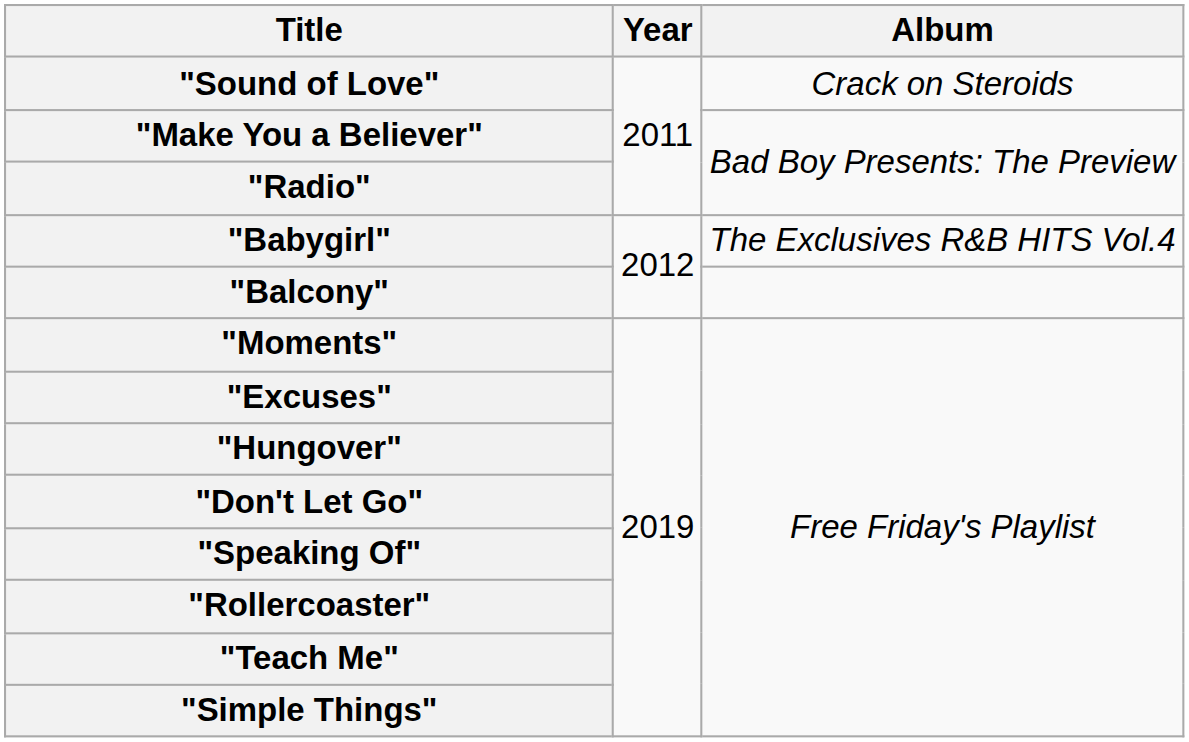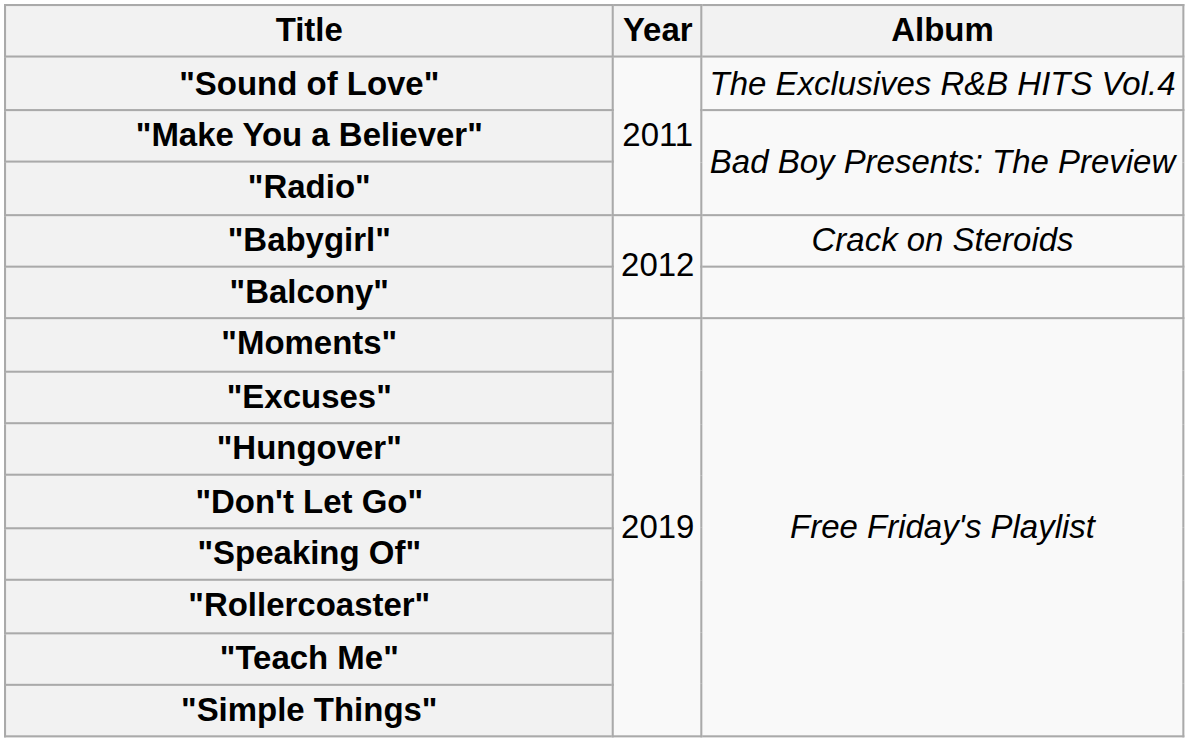(943, 82) Crack on Steroids -> (943, 82) The Exclusives R&B HITS Vol.4
(943, 239) The Exclusives R&B HITS Vol.4 -> (943, 239) Crack on Steroids
